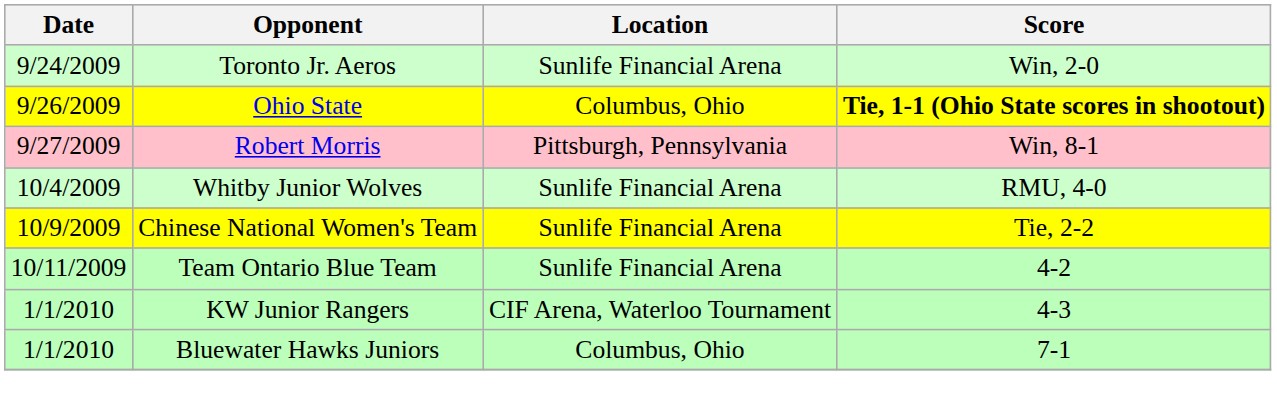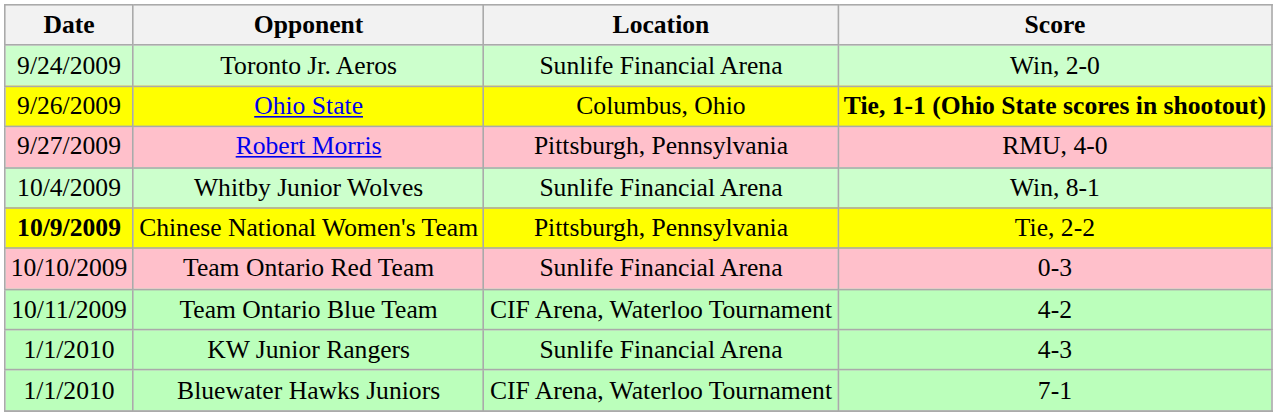(1054, 146) Win, 8-1 -> (1055, 146) RMU, 4-0
(1054, 187) RMU, 4-0 -> (1055, 187) Win, 8-1
(69, 227) normal -> (69, 227) bold
(660, 227) Sunlife Financial Arena -> (661, 227) Pittsburgh, Pennsylvania
+ row: (309, 268)
(660, 268) Sunlife Financial Arena -> (661, 308) CIF Arena, Waterloo Tournament
(660, 308) CIF Arena, Waterloo Tournament -> (661, 349) Sunlife Financial Arena
(660, 349) Columbus, Ohio -> (661, 390) CIF Arena, Waterloo Tournament
